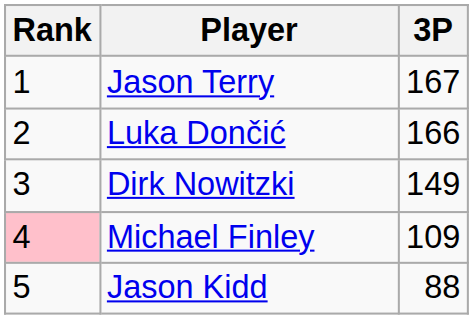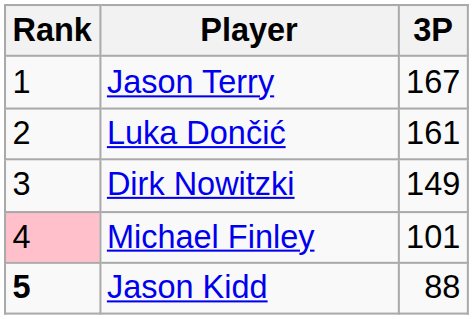(433, 133) 166 -> (433, 133) 161
(433, 236) 109 -> (433, 236) 101
(22, 287) normal -> (22, 287) bold
